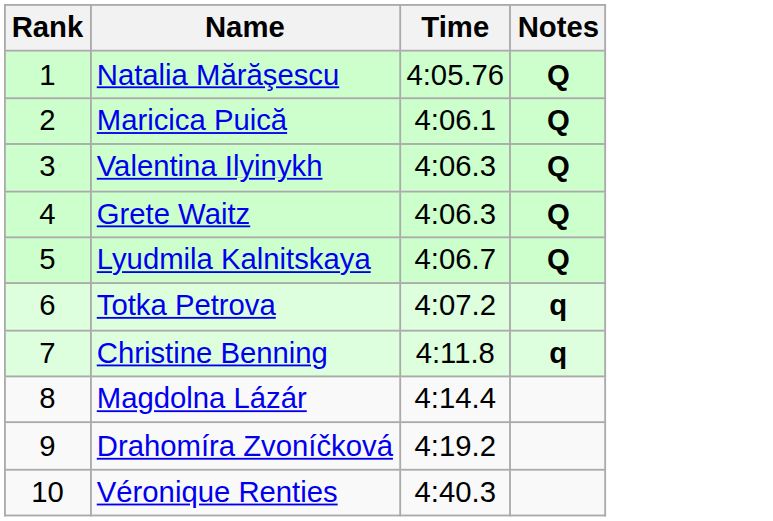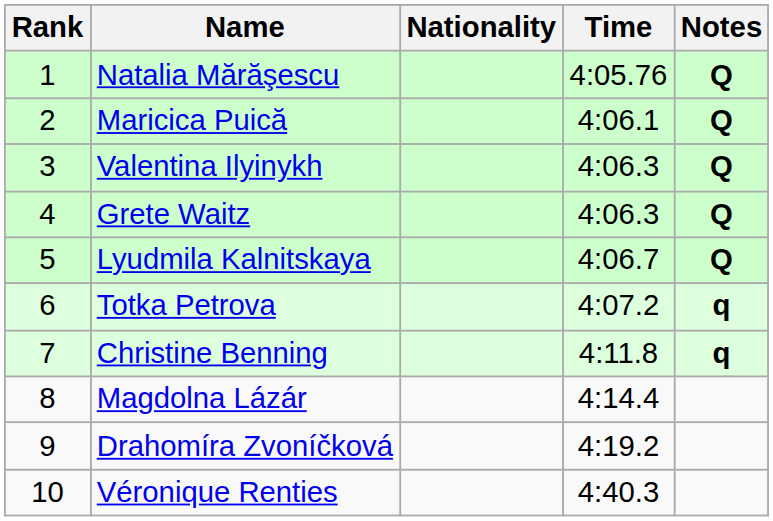+ column: (481, 27)
